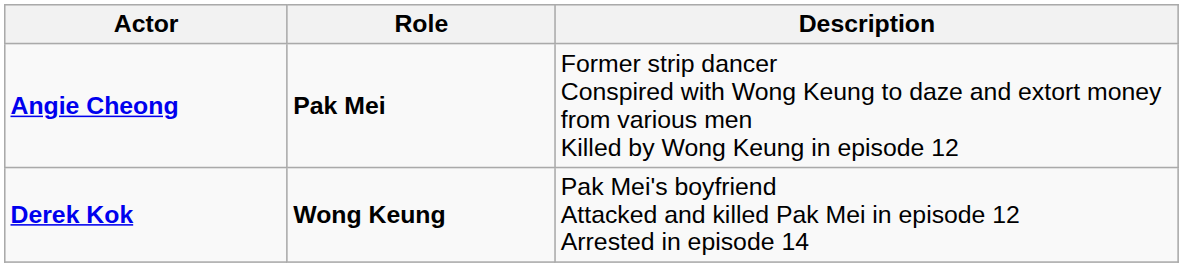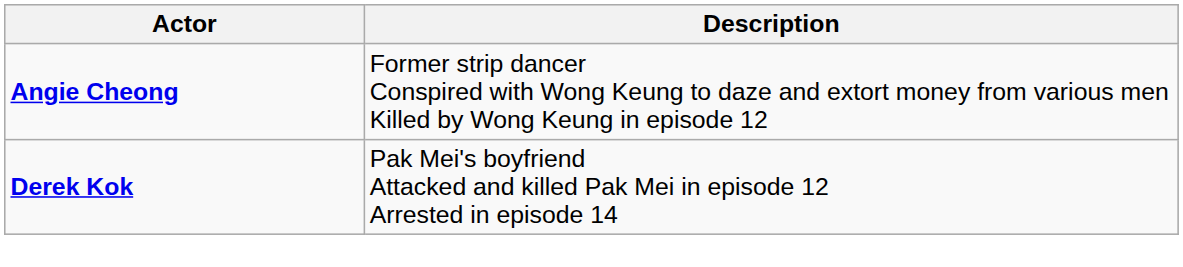- column: (421, 24)
